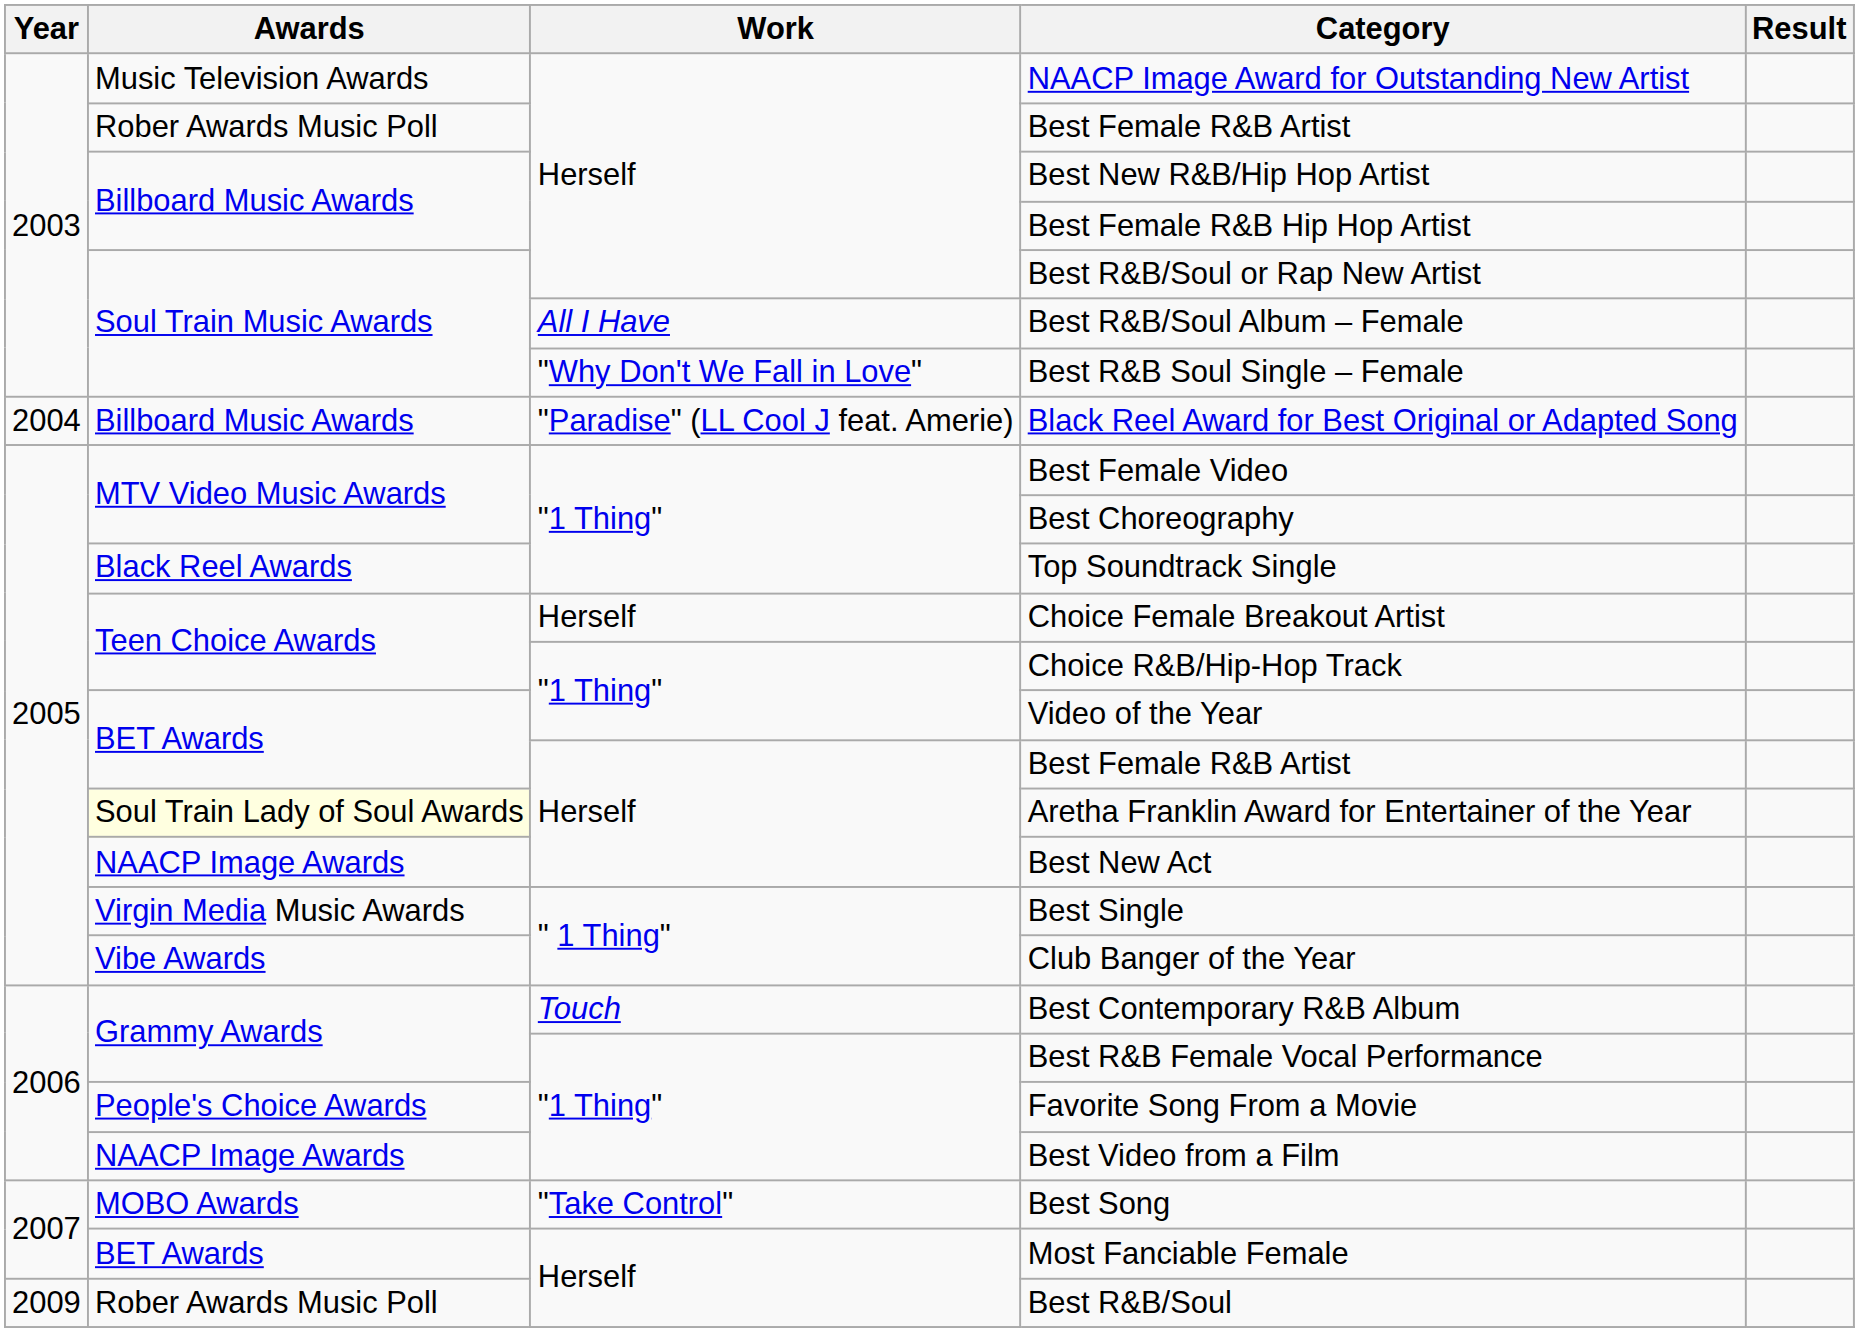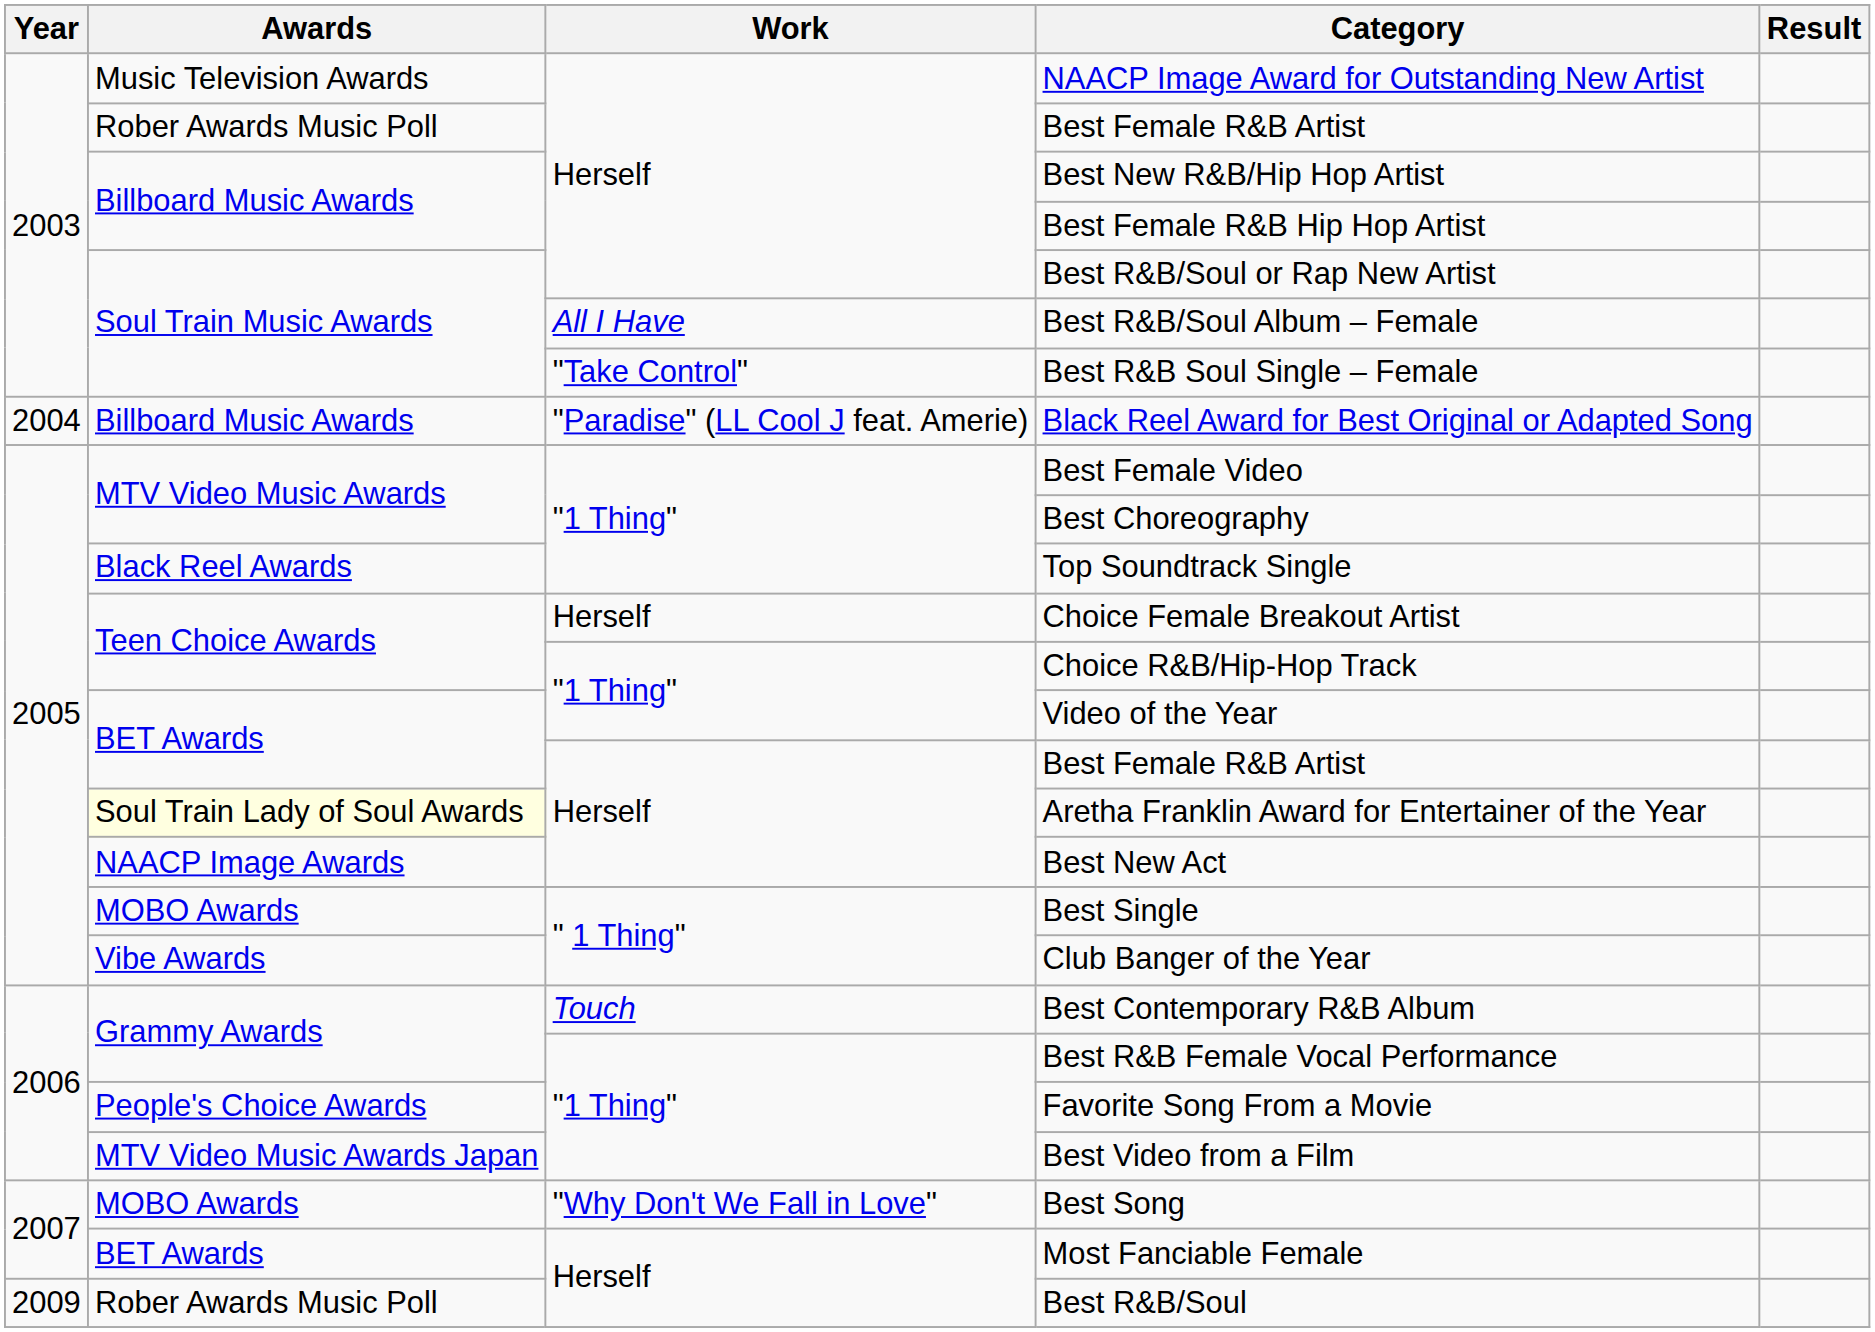(730, 371) "Why Don't We Fall in Love" -> (650, 371) "Take Control"
(280, 910) Virgin Media Music Awards -> (197, 910) MOBO Awards
(250, 1155) NAACP Image Awards -> (317, 1155) MTV Video Music Awards Japan
(635, 1204) "Take Control" -> (745, 1204) "Why Don't We Fall in Love"
